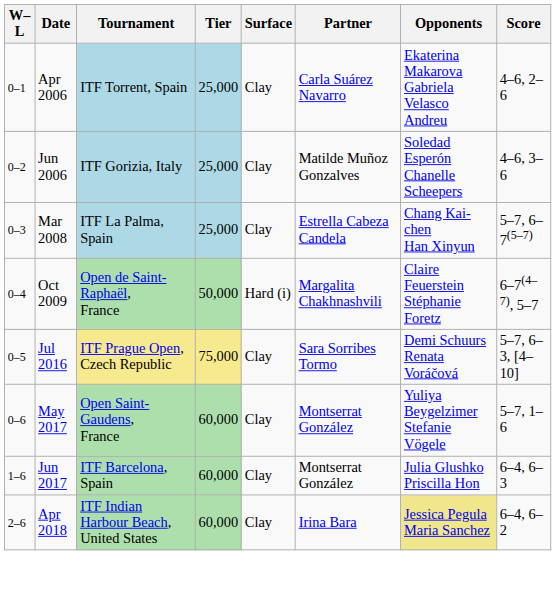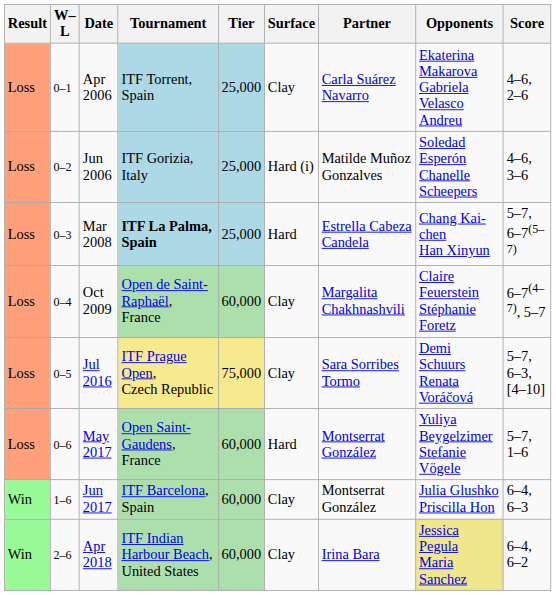+ column: (27, 24)
(258, 166) Clay -> (291, 166) Hard (i)
(122, 230) normal -> (167, 234) bold
(258, 230) Clay -> (282, 234) Hard
(218, 293) 50,000 -> (241, 301) 60,000
(268, 293) Hard (i) -> (281, 301) Clay
(258, 420) Clay -> (282, 444) Hard
